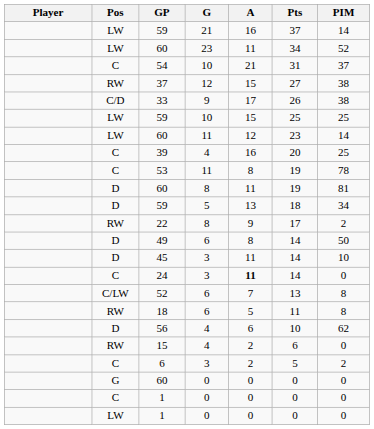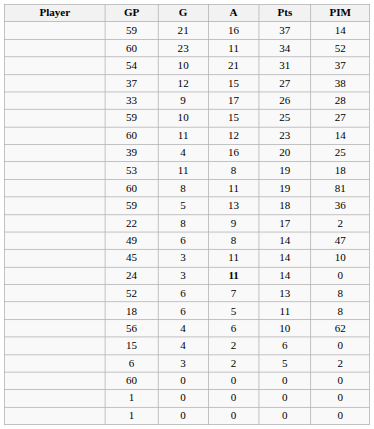- column: (115, 13)
(344, 100) 38 -> (340, 100) 28
(344, 118) 25 -> (340, 118) 27
(344, 170) 78 -> (340, 170) 18
(344, 205) 34 -> (340, 205) 36
(344, 240) 50 -> (340, 240) 47
